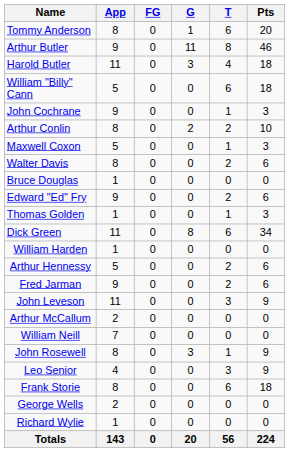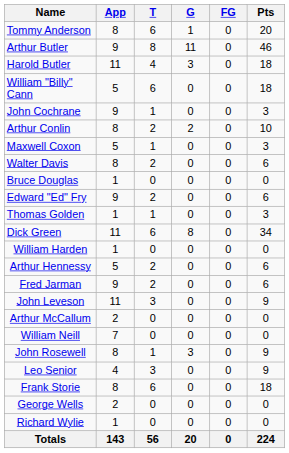columns swapped: (228, 13) <-> (153, 13)
